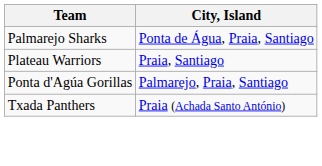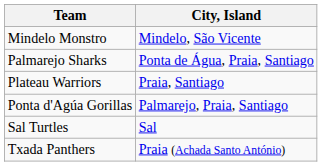+ row: (57, 37)
+ row: (38, 127)
